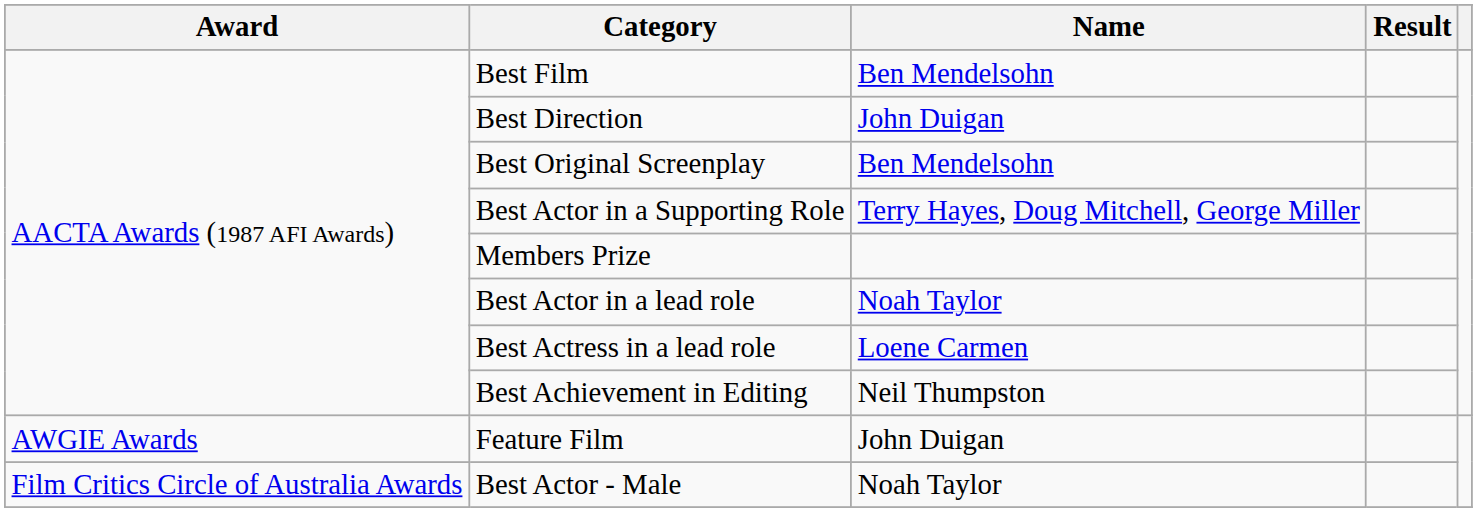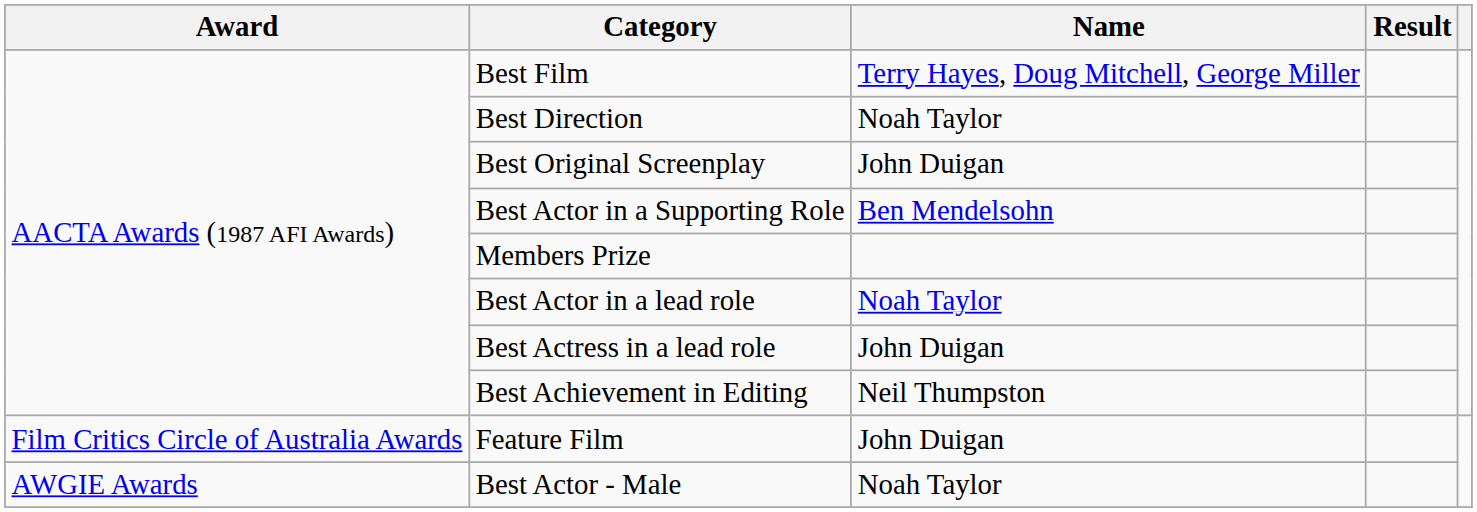(956, 73) Ben Mendelsohn -> (1109, 73) Terry Hayes, Doug Mitchell, George Miller
(931, 118) John Duigan -> (930, 118) Noah Taylor
(956, 164) Ben Mendelsohn -> (931, 164) John Duigan
(1109, 210) Terry Hayes, Doug Mitchell, George Miller -> (956, 210) Ben Mendelsohn
(943, 347) Loene Carmen -> (931, 347) John Duigan
(105, 438) AWGIE Awards -> (237, 438) Film Critics Circle of Australia Awards
(237, 484) Film Critics Circle of Australia Awards -> (105, 484) AWGIE Awards
